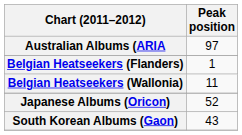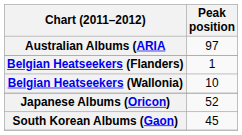(212, 83) 11 -> (212, 83) 10
(212, 121) 43 -> (212, 121) 45
